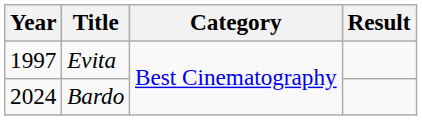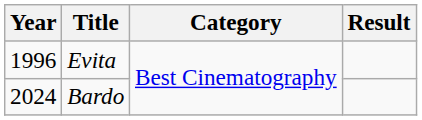(33, 59) 1997 -> (33, 59) 1996
